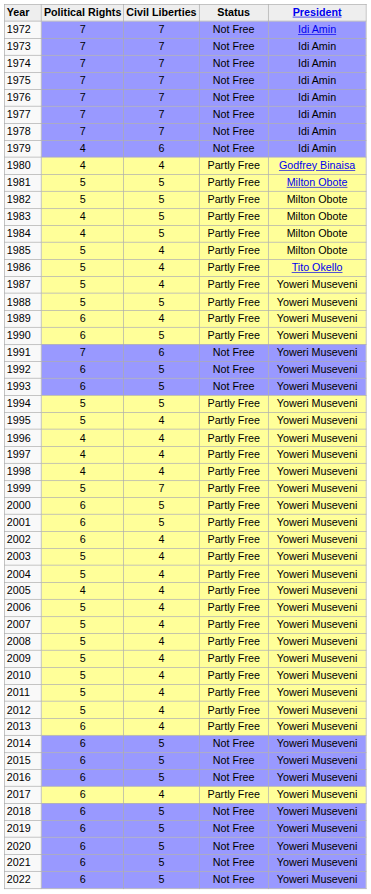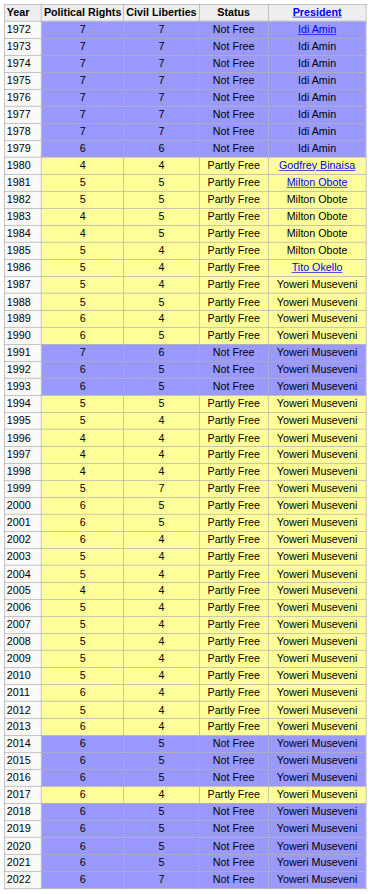(83, 149) 4 -> (83, 149) 6
(83, 693) 5 -> (83, 693) 6
(161, 880) 5 -> (161, 880) 7
